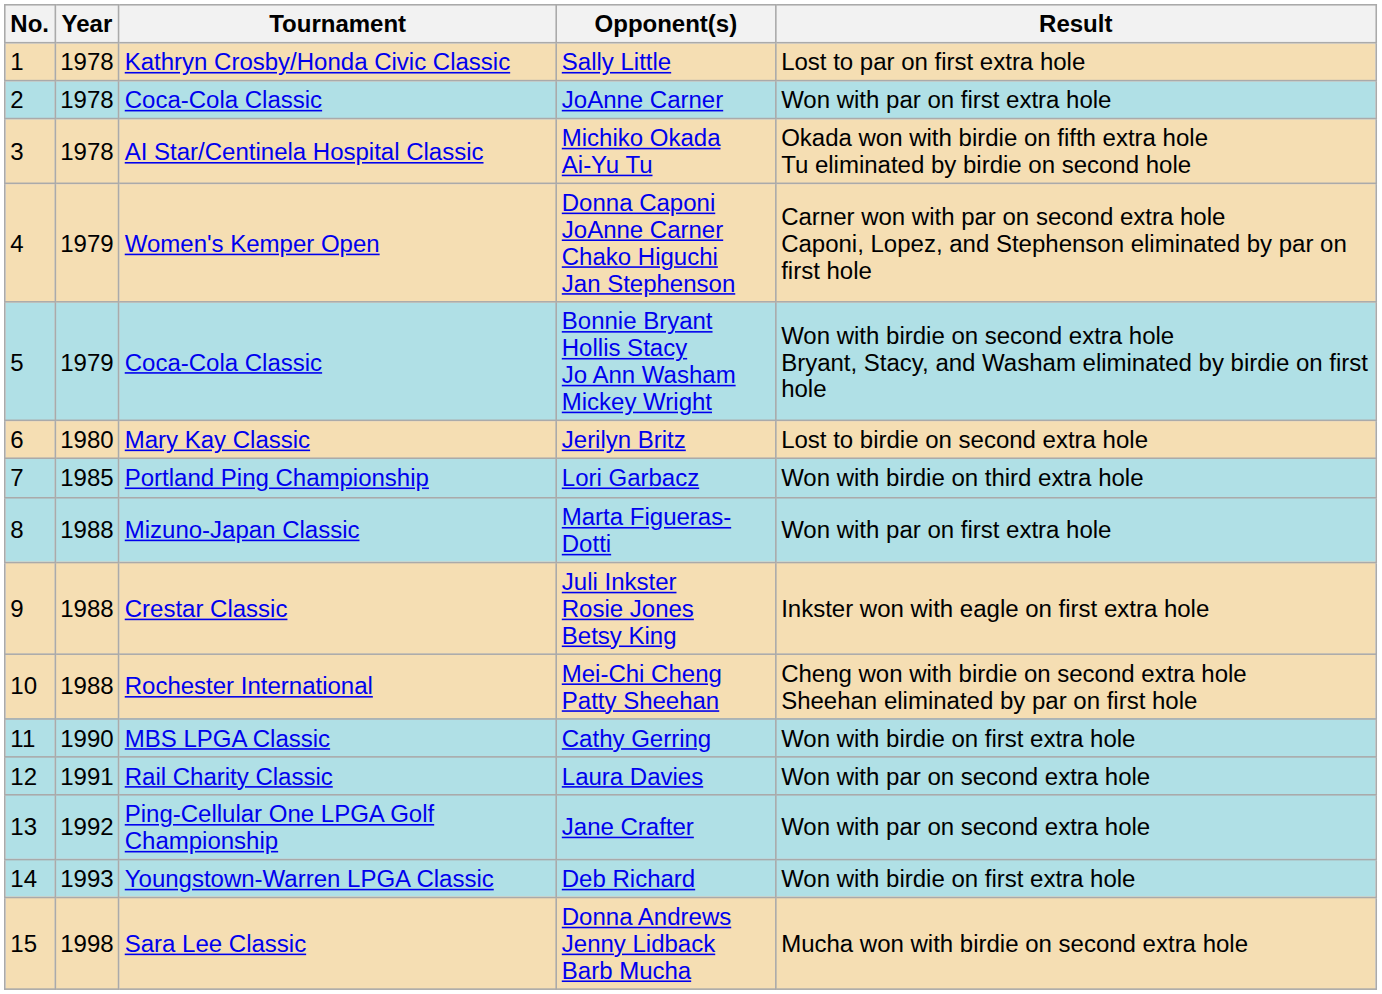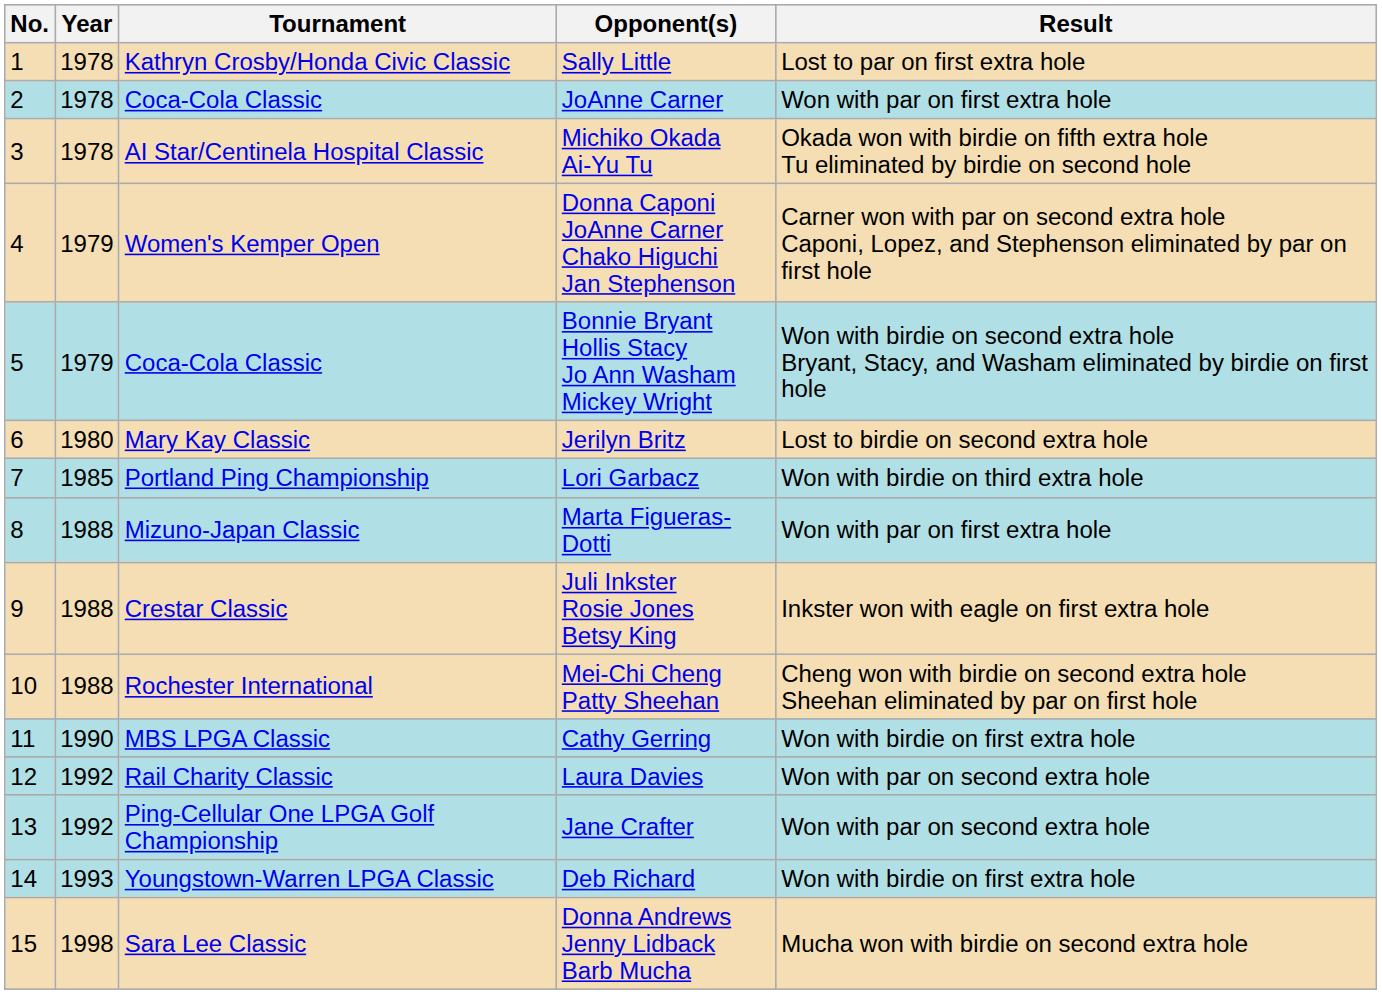(87, 776) 1991 -> (87, 776) 1992
